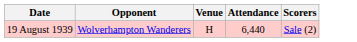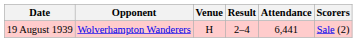+ column: (242, 12)
(253, 29) 6,440 -> (286, 29) 6,441
